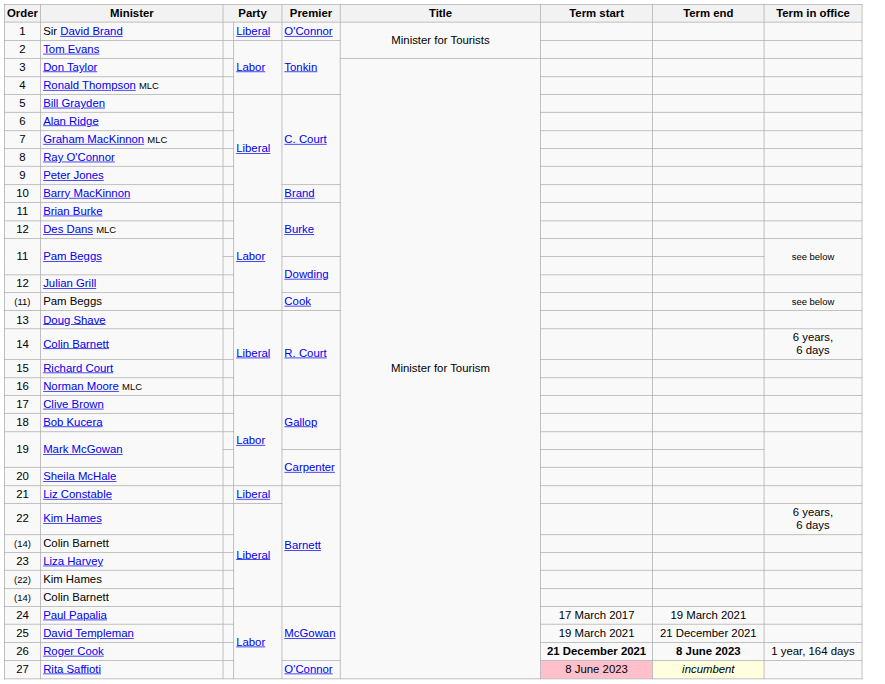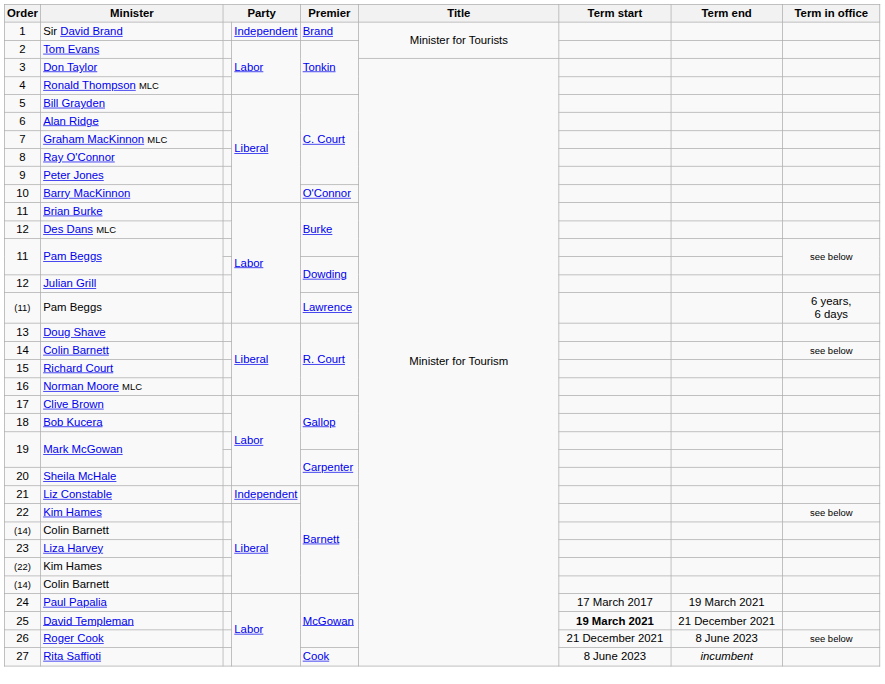(253, 31) Liberal -> (266, 31) Independent
(309, 31) O'Connor -> (318, 31) Brand
(300, 193) Brand -> (327, 193) O'Connor
(298, 301) Cook -> (327, 308) Lawrence
(813, 302) see below -> (831, 308) 6 years, 6 days
(813, 344) 6 years, 6 days -> (831, 351) see below
(253, 494) Liberal -> (266, 494) Independent
(813, 519) 6 years, 6 days -> (831, 513) see below
(597, 633) normal -> (615, 620) bold
(597, 651) bold -> (615, 638) normal
(708, 651) bold -> (727, 638) normal
(813, 651) 1 year, 164 days -> (831, 639) see below
(309, 669) O'Connor -> (316, 656) Cook
(597, 669) pink background -> (615, 656) no background
(708, 669) lightyellow background -> (727, 656) no background
